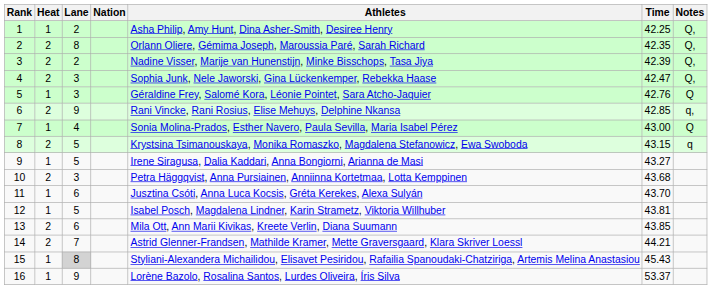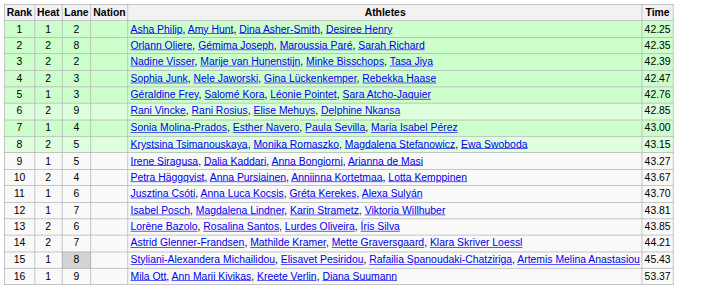- column: (690, 12)
(76, 177) 3 -> (76, 177) 4
(658, 177) 43.68 -> (658, 177) 43.67
(76, 210) 5 -> (76, 210) 7
(264, 227) Mila Ott, Ann Marii Kivikas, Kreete Verlin, Diana Suumann -> (265, 227) Lorène Bazolo, Rosalina Santos, Lurdes Oliveira, Íris Silva
(265, 276) Lorène Bazolo, Rosalina Santos, Lurdes Oliveira, Íris Silva -> (264, 276) Mila Ott, Ann Marii Kivikas, Kreete Verlin, Diana Suumann
